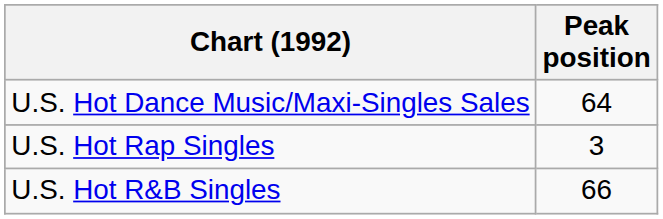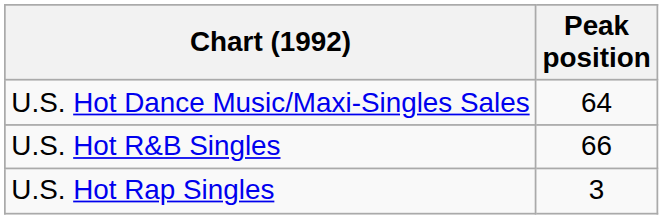rows swapped: (146, 190) <-> (143, 146)
